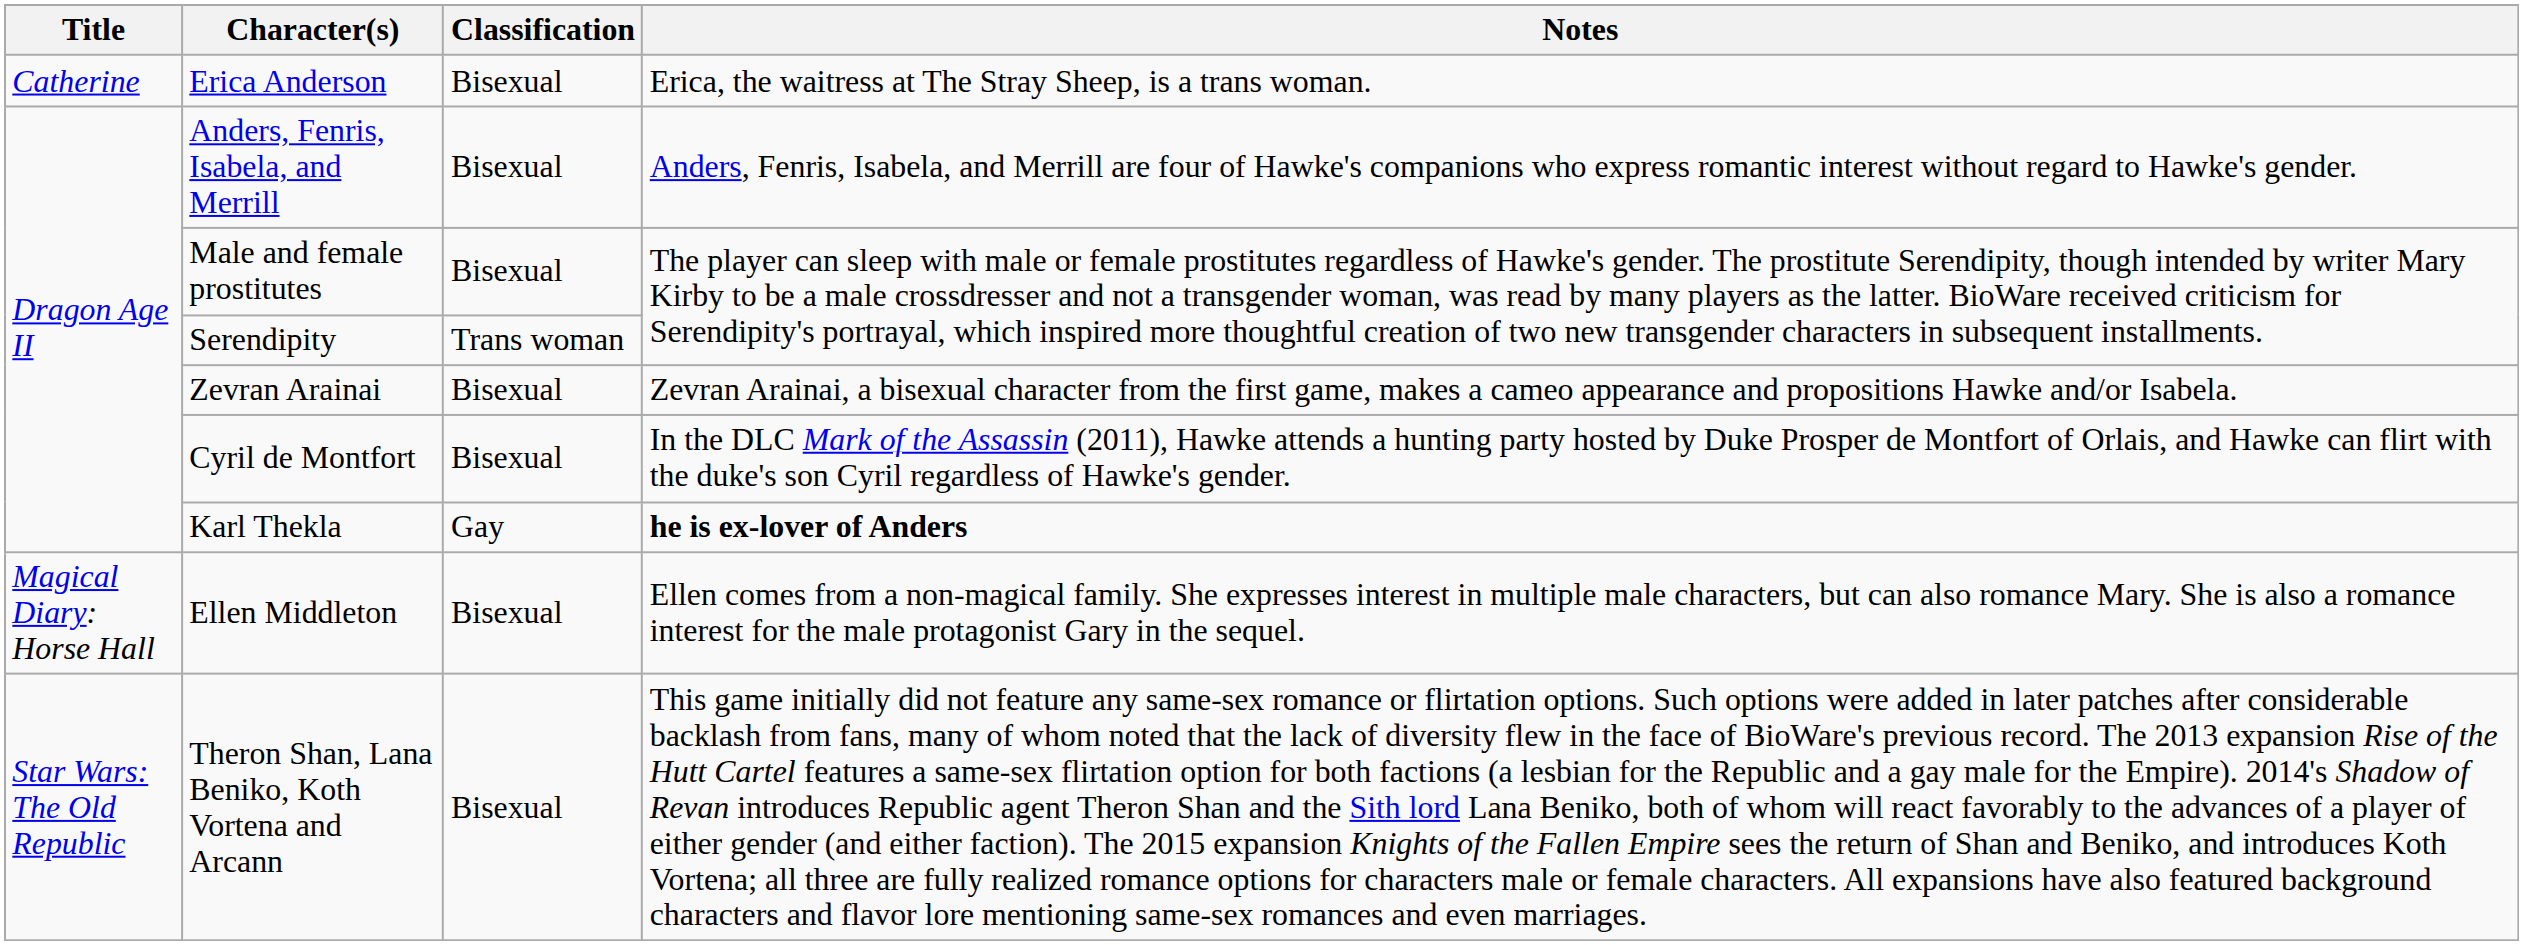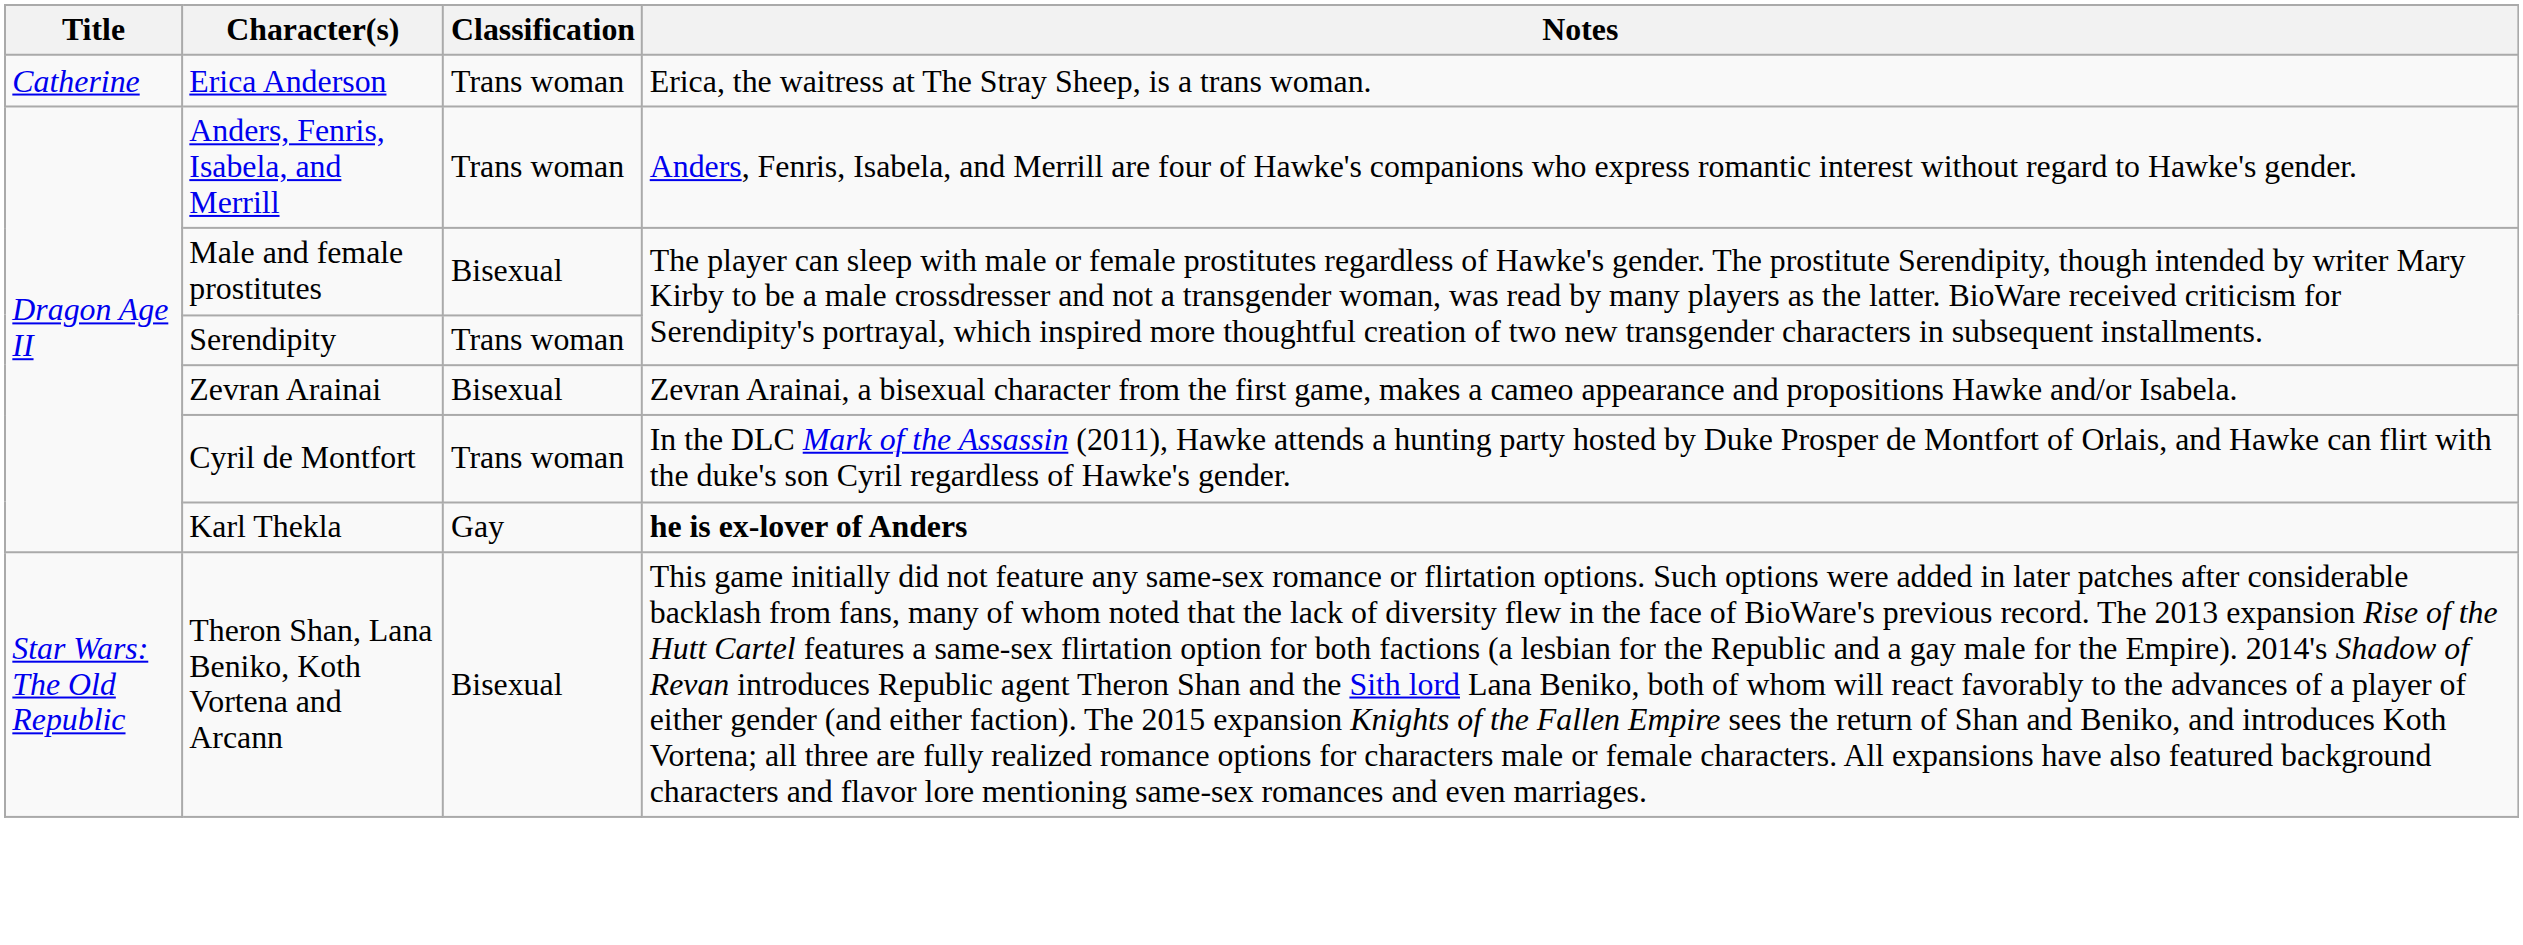(507, 80) Bisexual -> (538, 80) Trans woman
(507, 166) Bisexual -> (538, 166) Trans woman
(507, 458) Bisexual -> (538, 458) Trans woman
- row: (293, 612)
